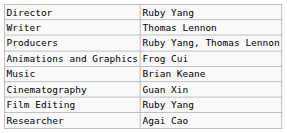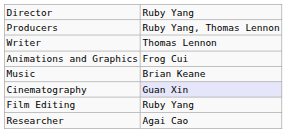rows swapped: (24, 28) <-> (32, 43)
(165, 89) no background -> (165, 89) lavender background
